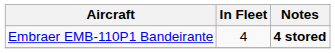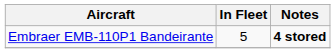(243, 36) 4 -> (243, 36) 5
